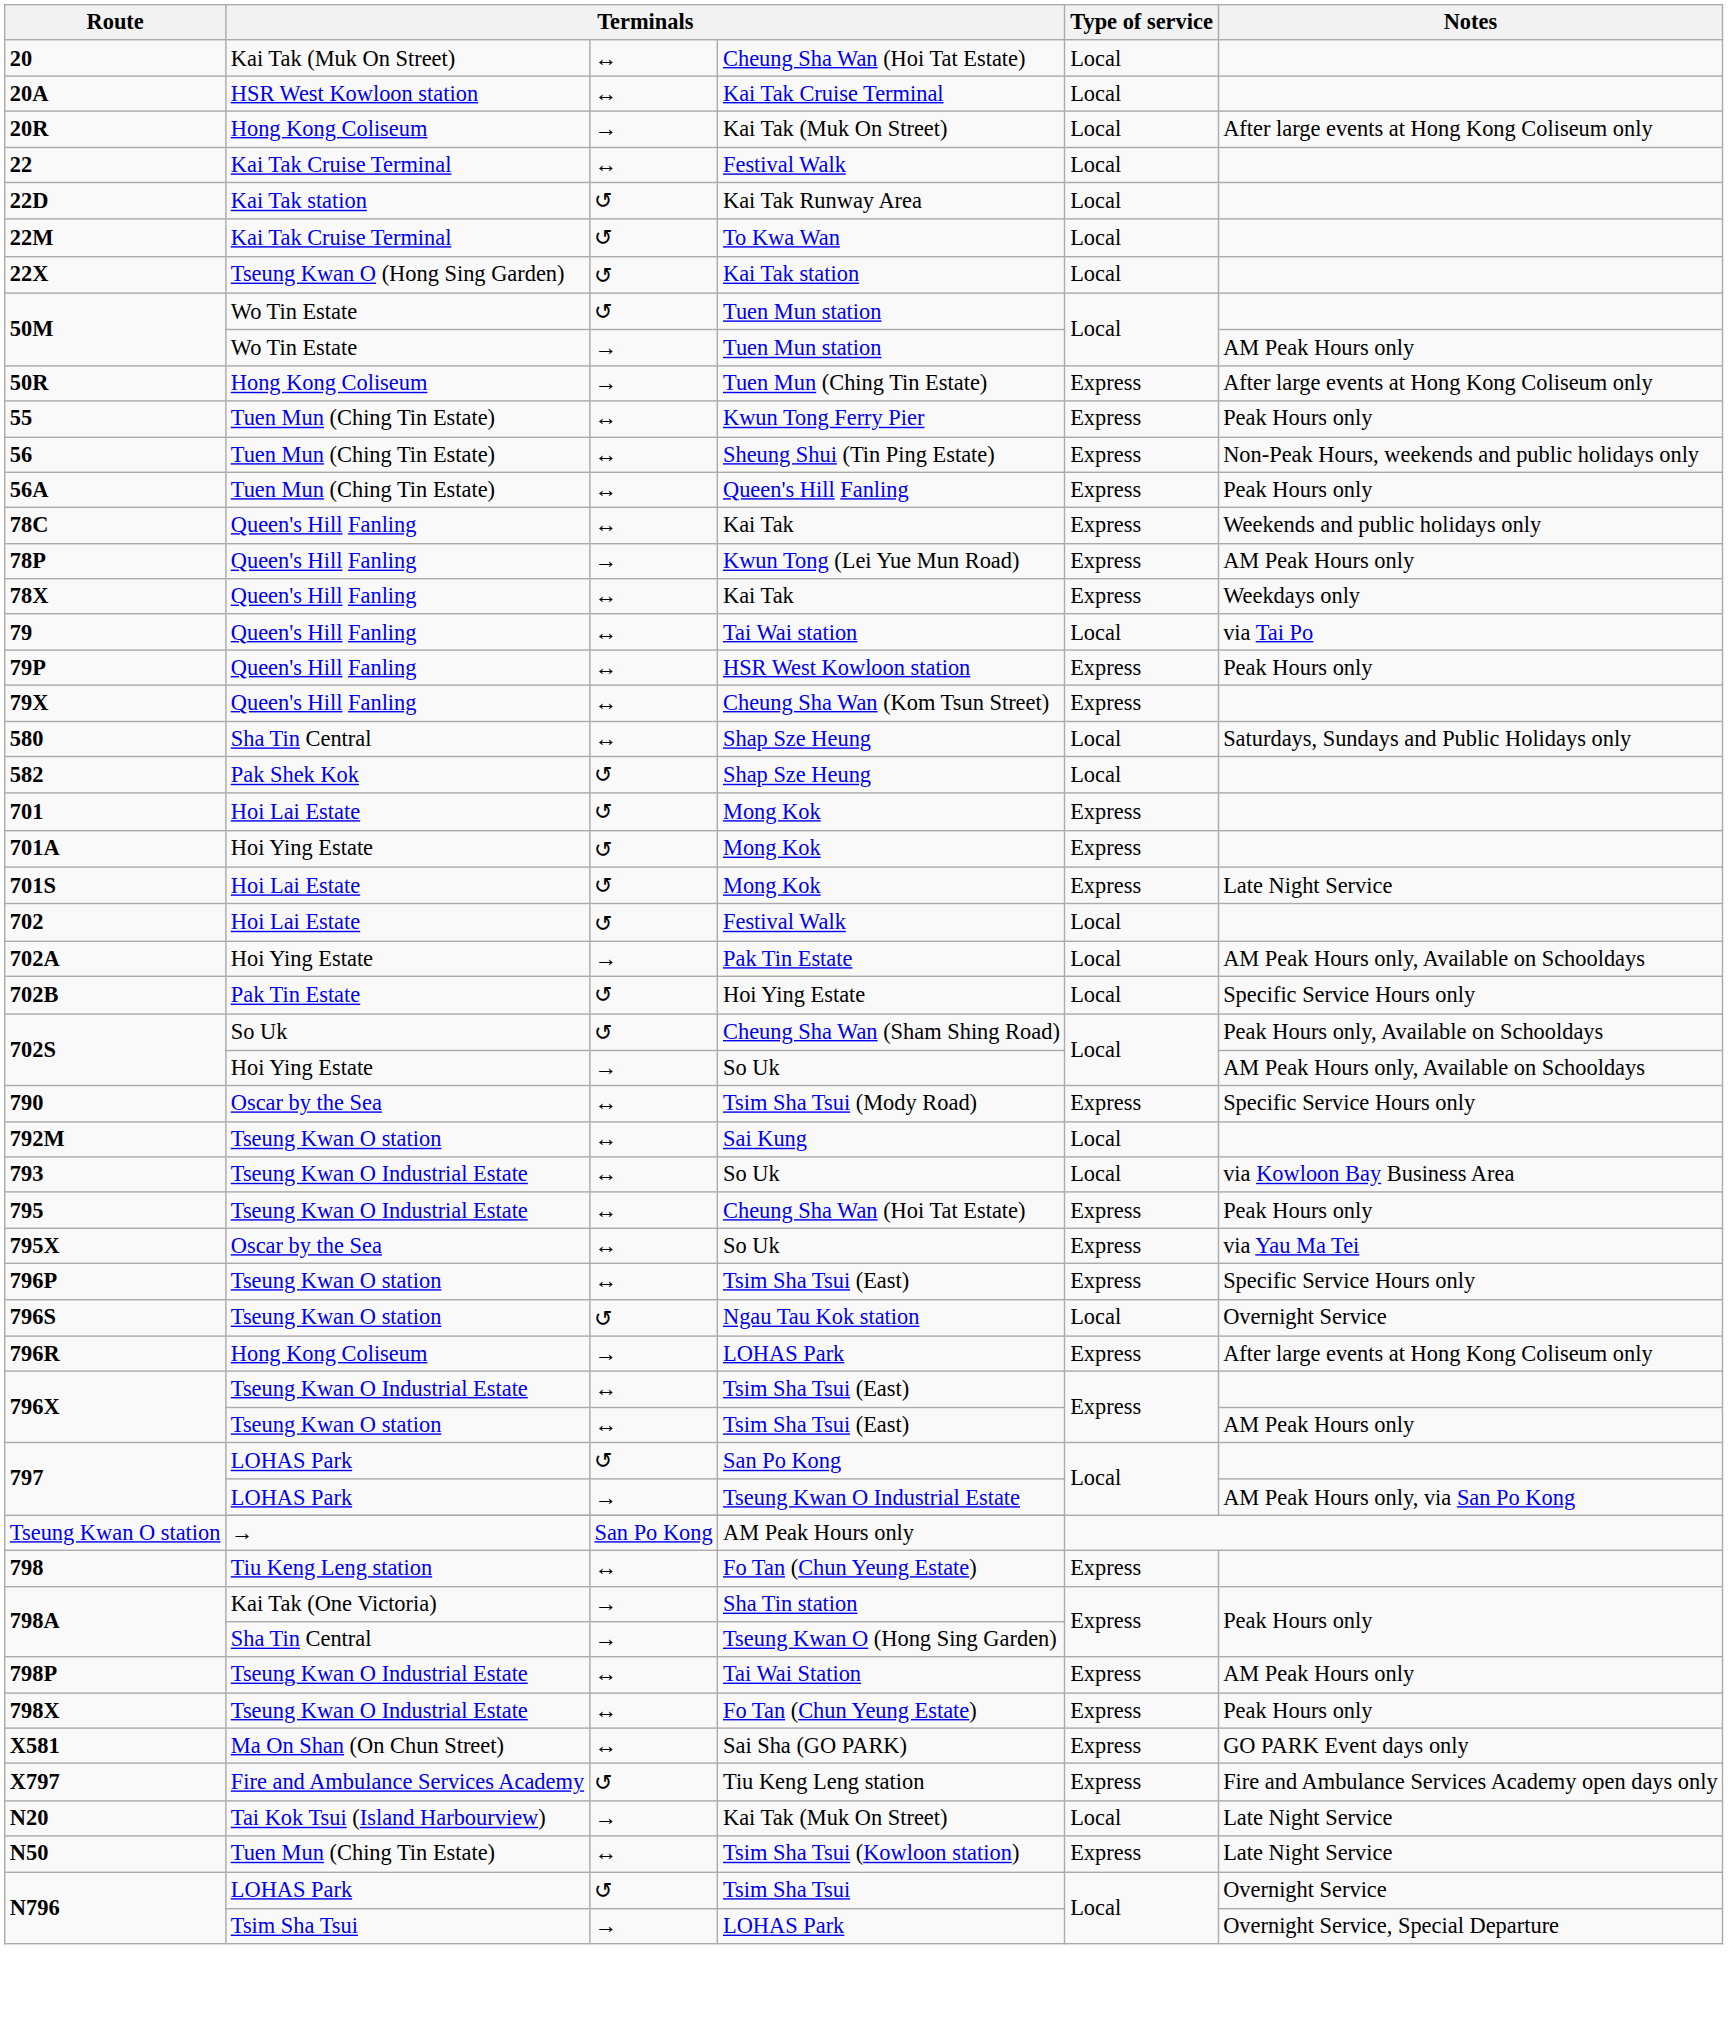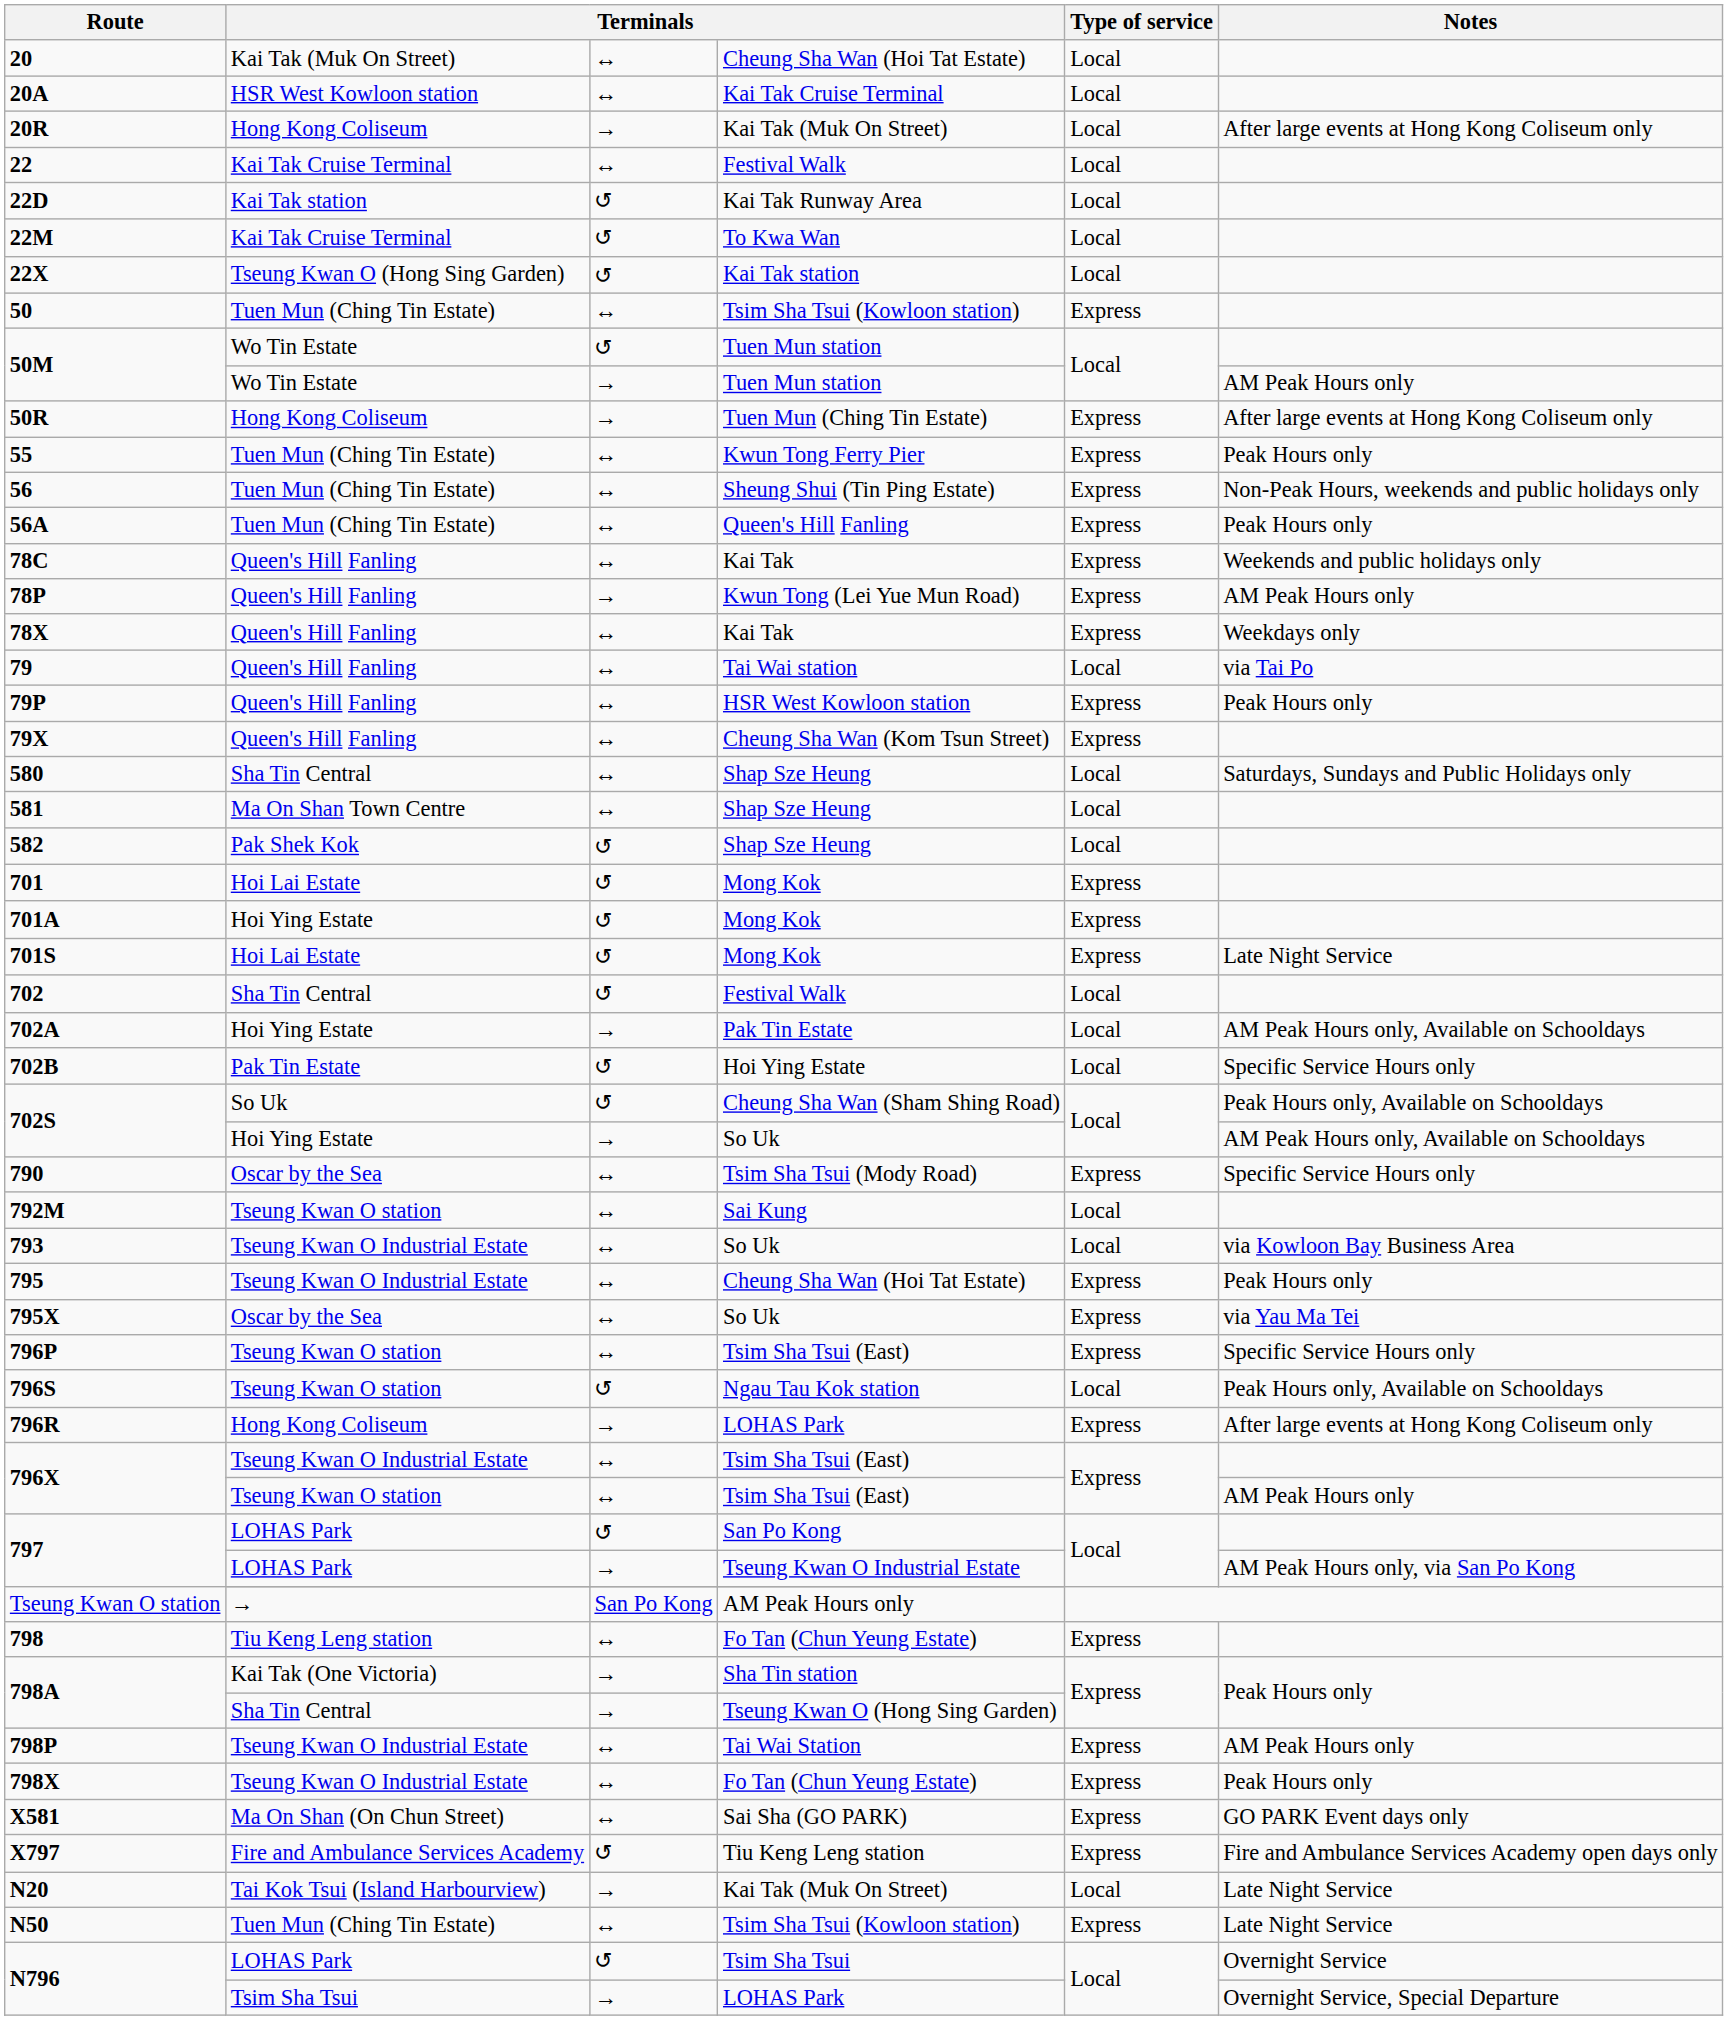+ row: (21, 310)
+ row: (27, 809)
(295, 922) Hoi Lai Estate -> (301, 993) Sha Tin Central
(1305, 1317) Overnight Service -> (1413, 1388) Peak Hours only, Available on Schooldays
